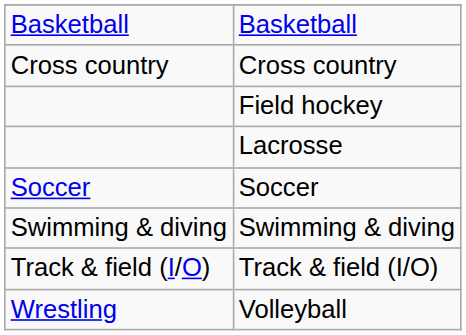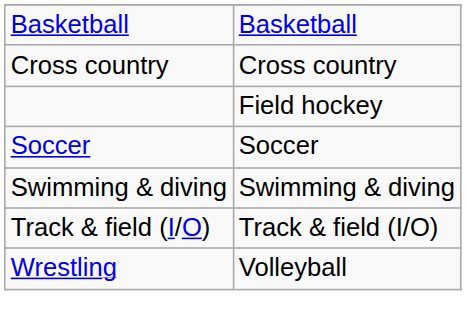- row: (291, 146)
